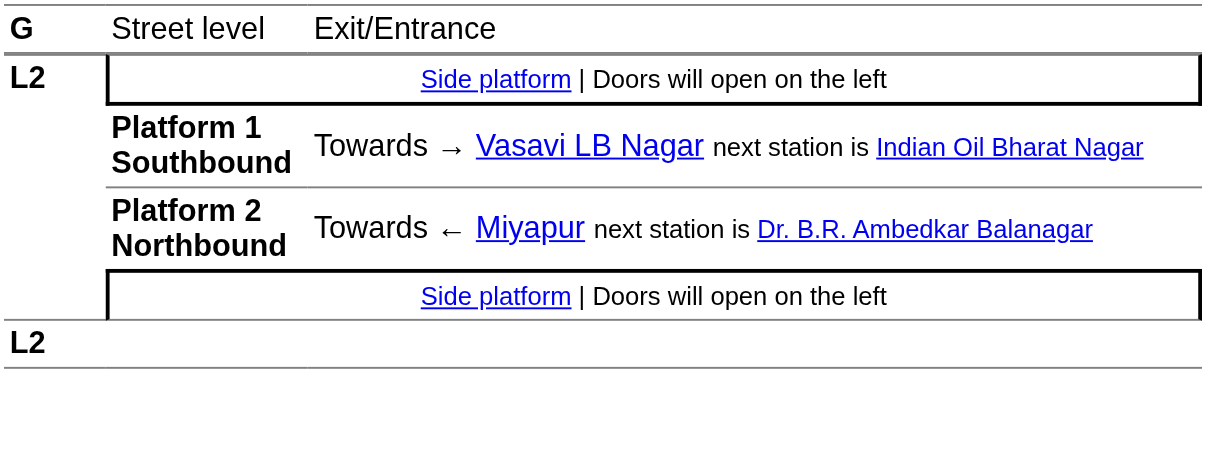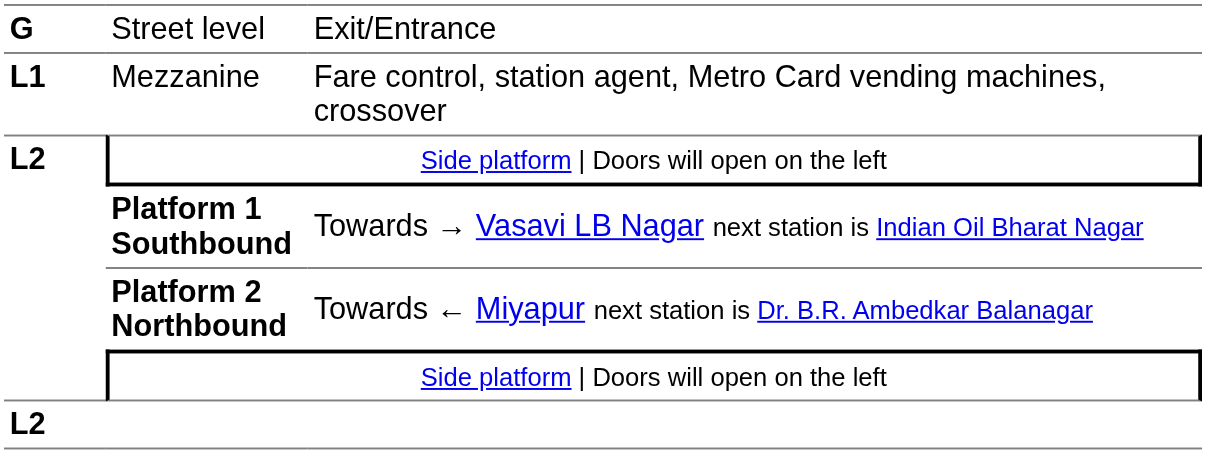+ row: (186, 76)
